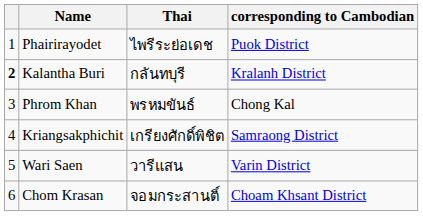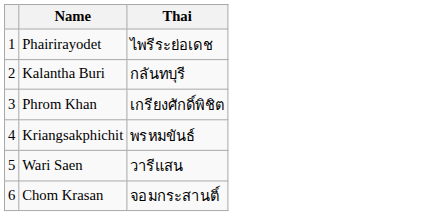- column: (323, 17)
(12, 74) bold -> (12, 74) normal
(163, 105) พรหมขันธ์ -> (177, 105) เกรียงศักดิ์พิชิต
(177, 136) เกรียงศักดิ์พิชิต -> (163, 136) พรหมขันธ์
